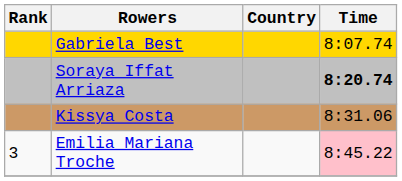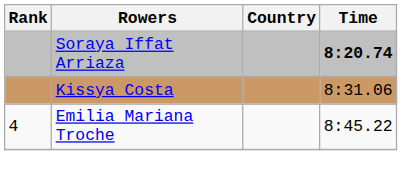- row: (120, 45)
(13, 153) 3 -> (13, 126) 4
(358, 153) pink background -> (358, 126) no background
